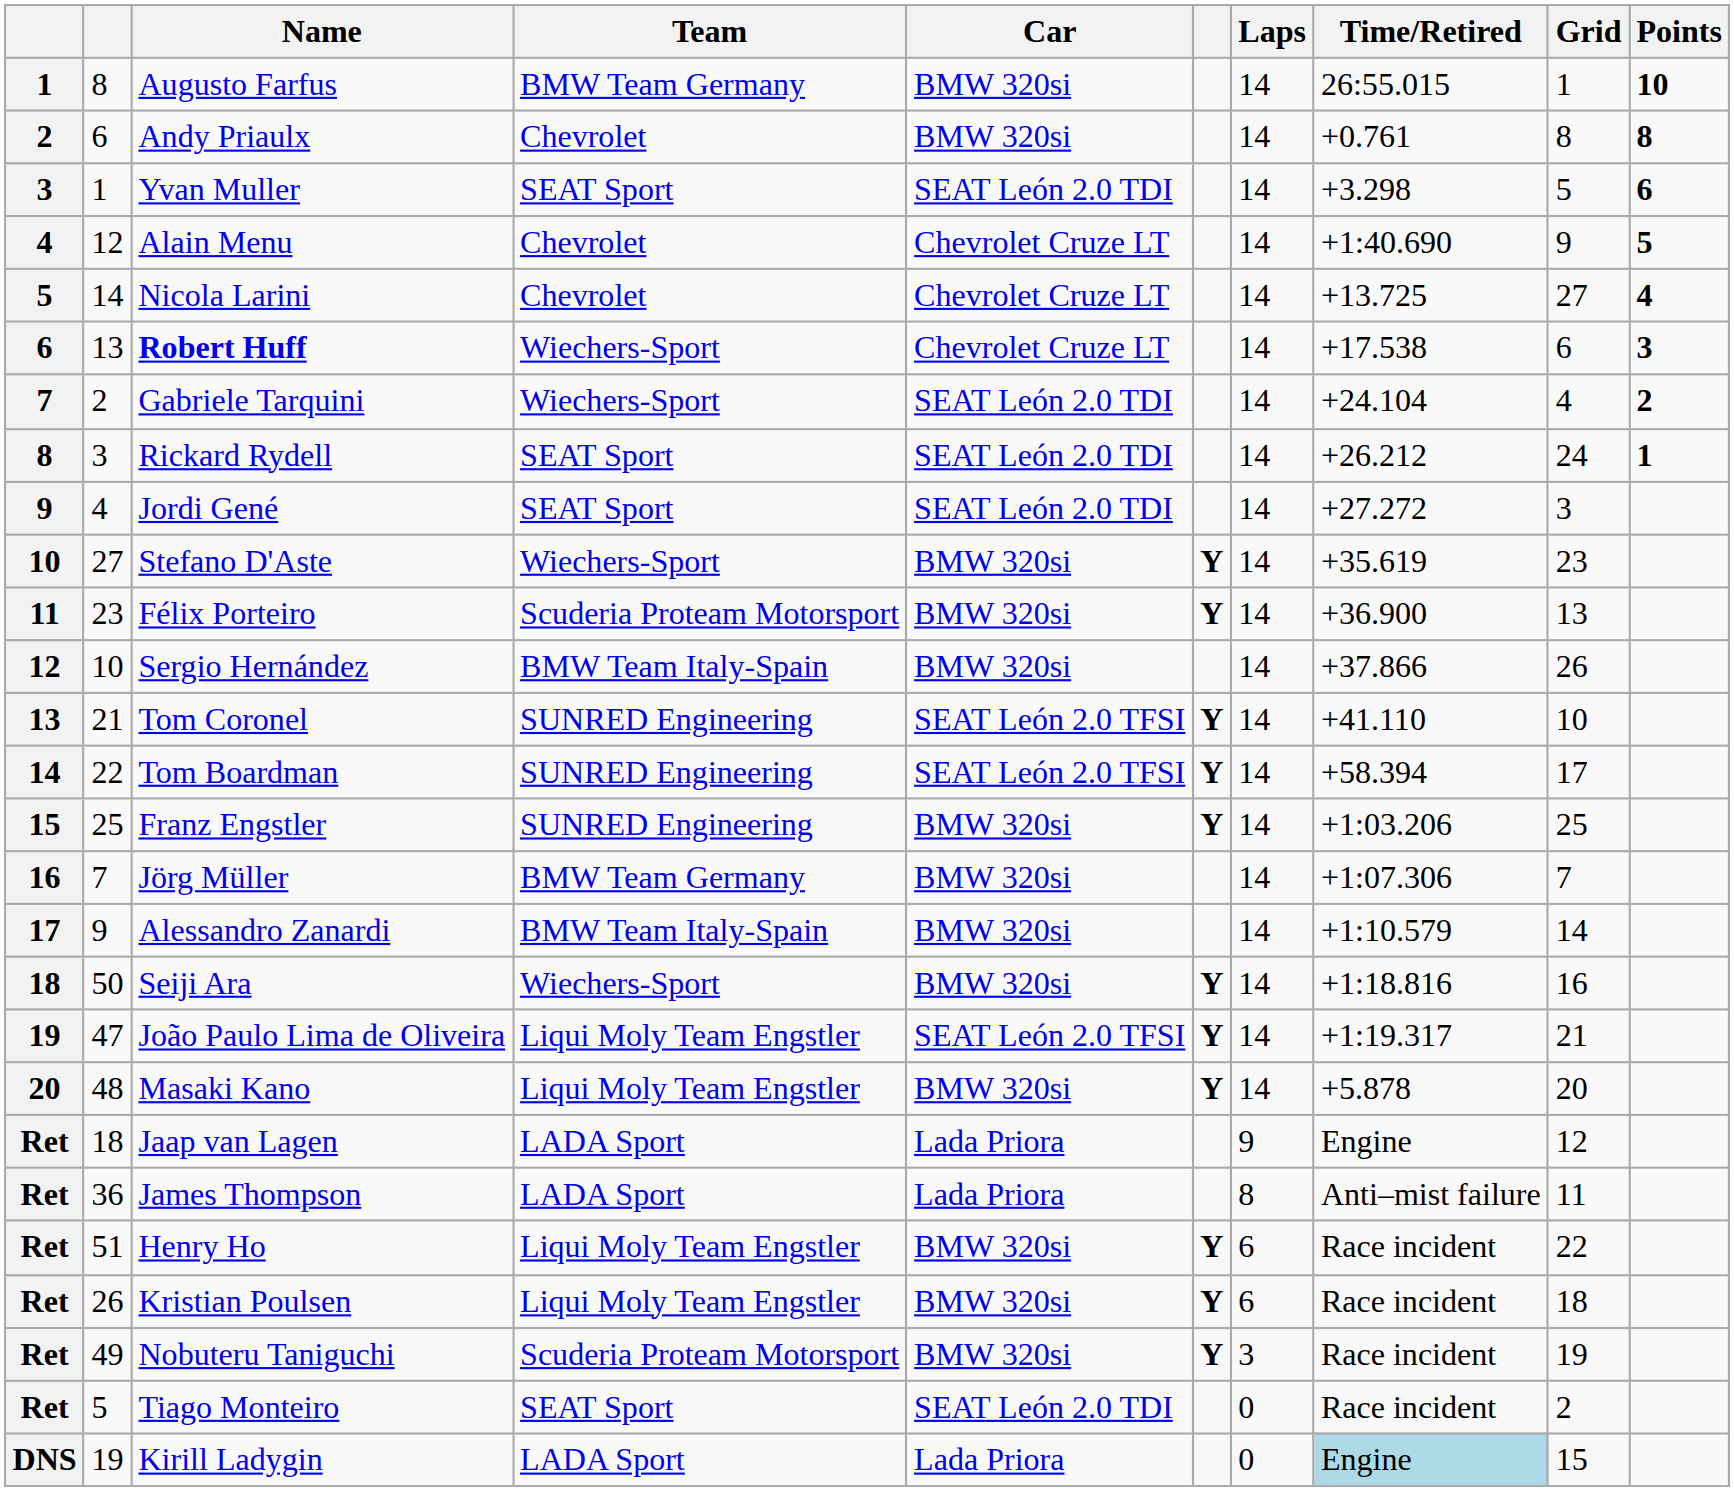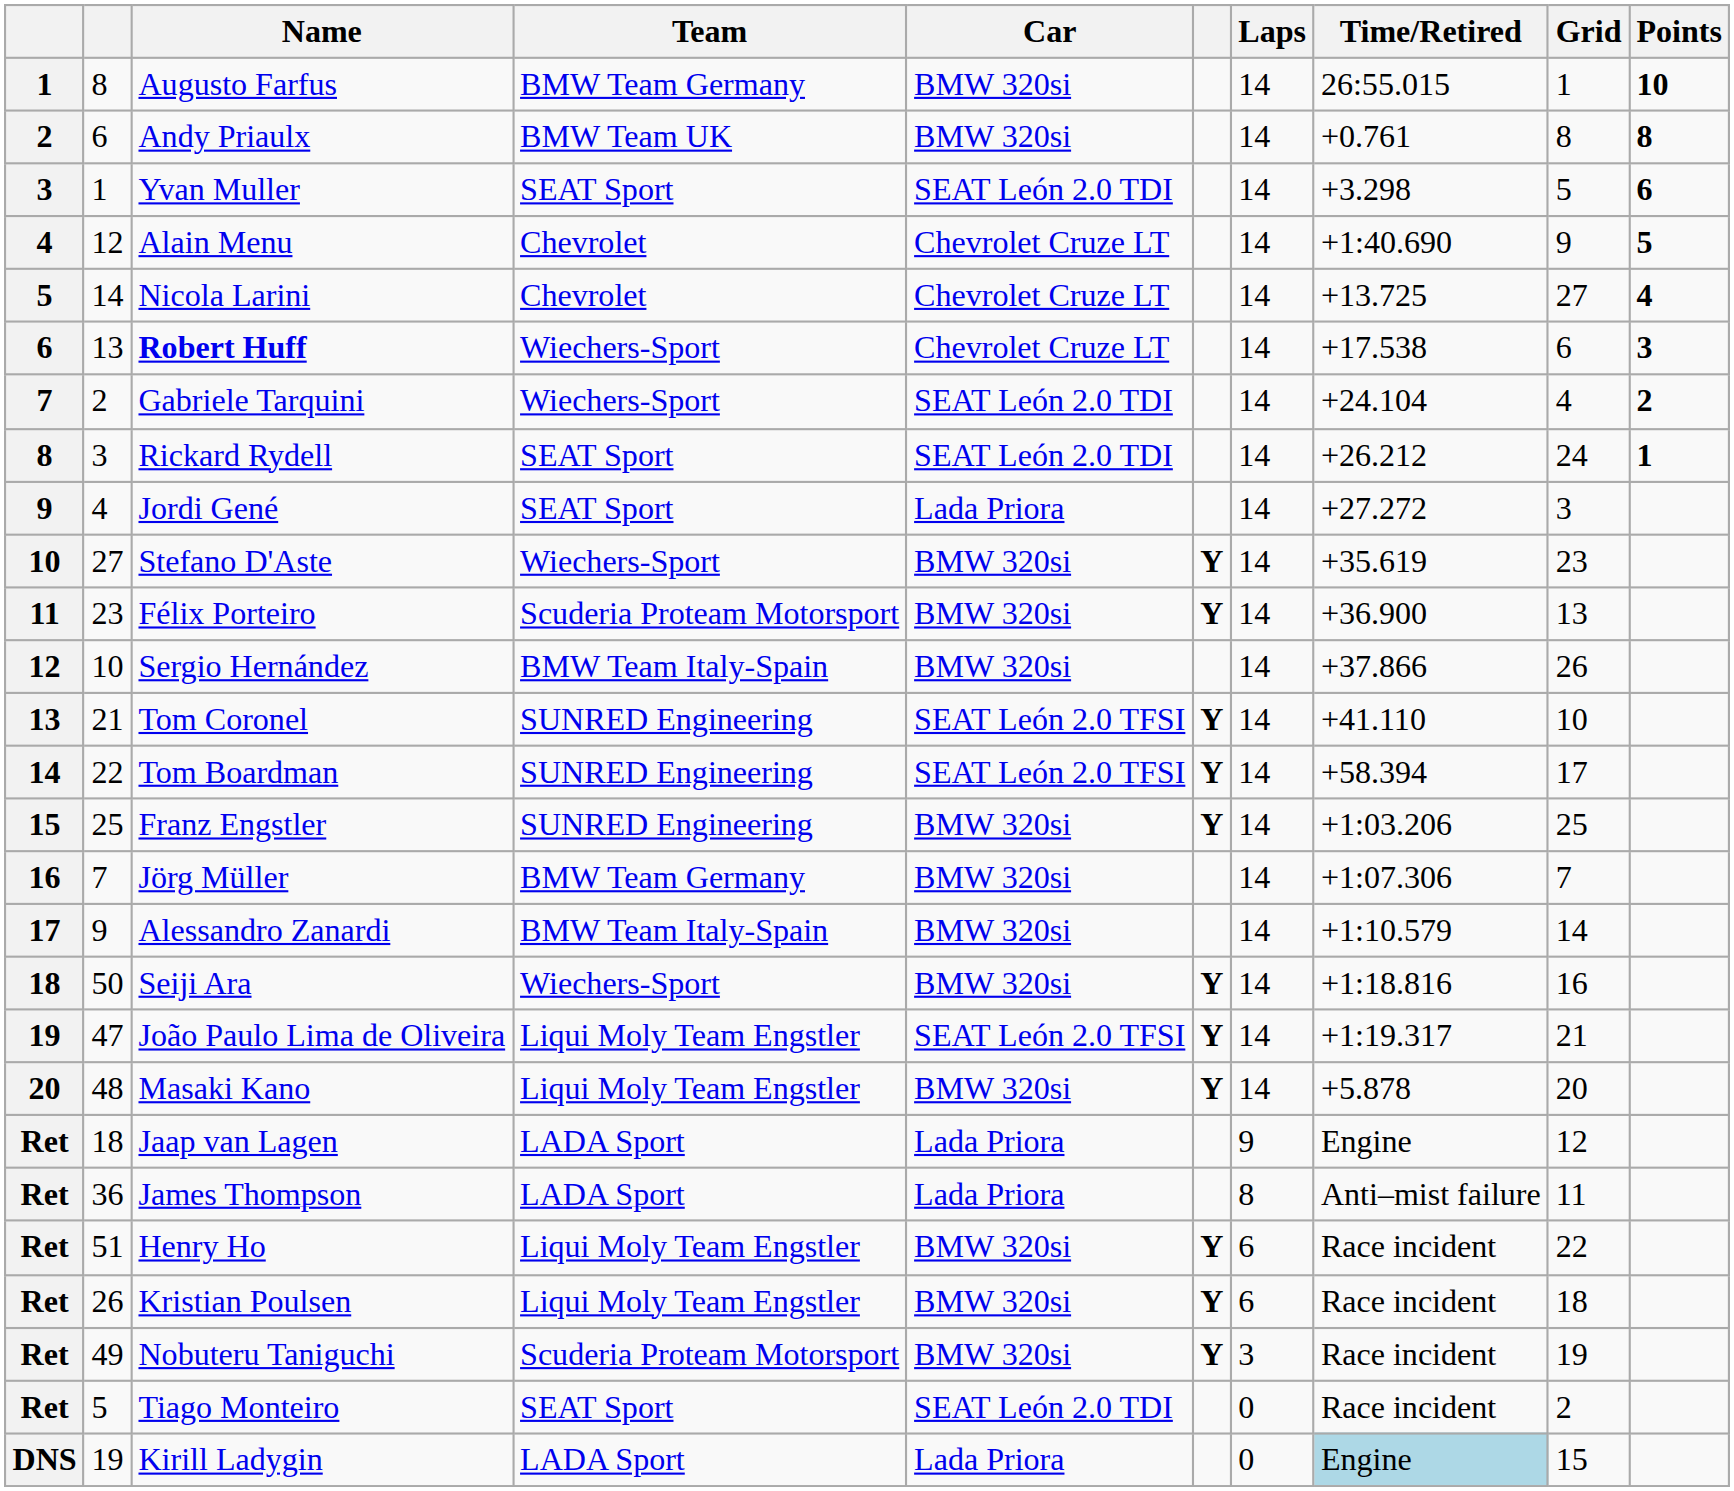(583, 136) Chevrolet -> (626, 136) BMW Team UK
(1043, 507) SEAT León 2.0 TDI -> (989, 507) Lada Priora
